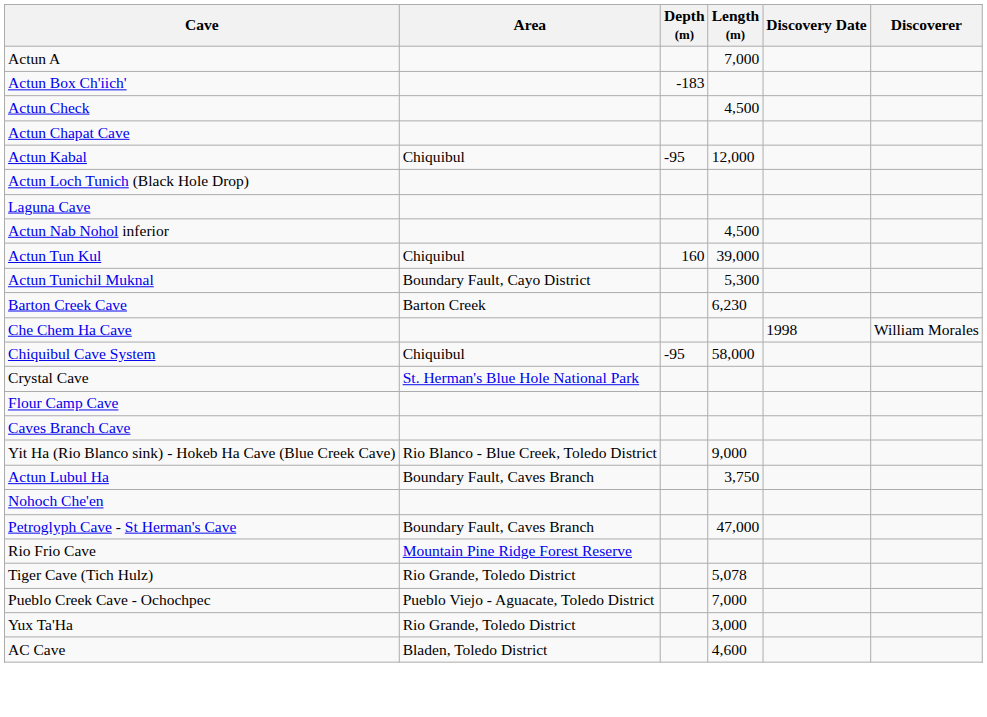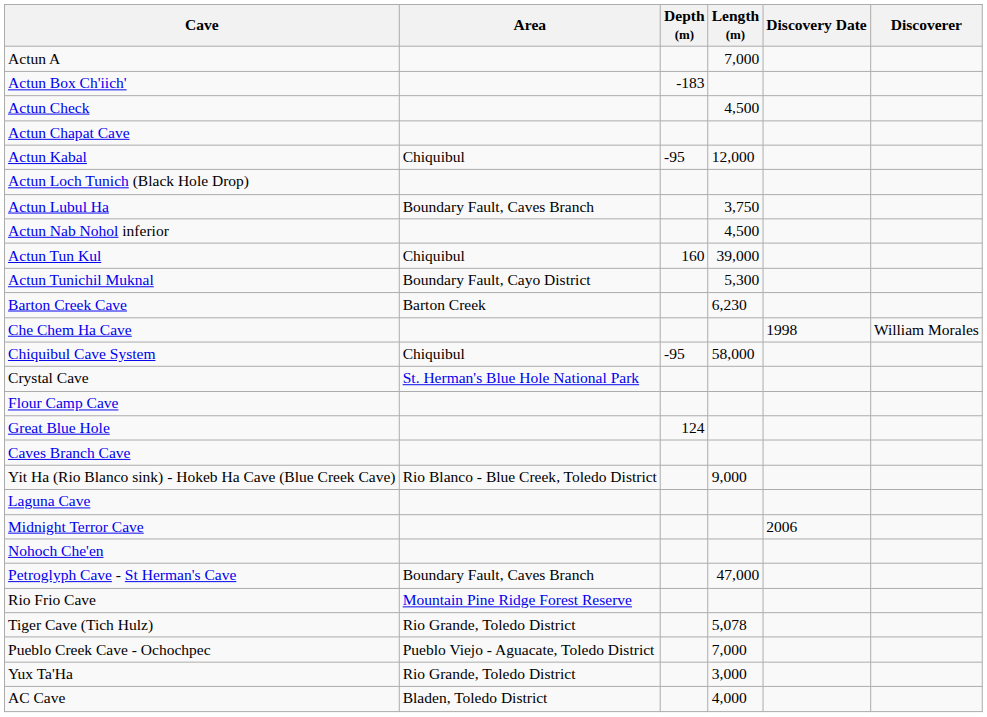rows swapped: (58, 477) <-> (49, 206)
+ row: (59, 428)
+ row: (76, 526)
(729, 649) 4,600 -> (729, 698) 4,000
